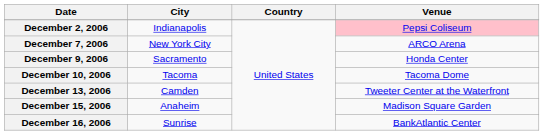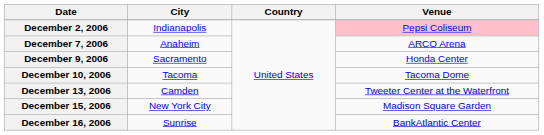(180, 43) New York City -> (180, 43) Anaheim
(180, 106) Anaheim -> (180, 106) New York City
